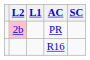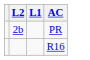- column: (76, 13)
(18, 30) pink background -> (18, 30) no background
